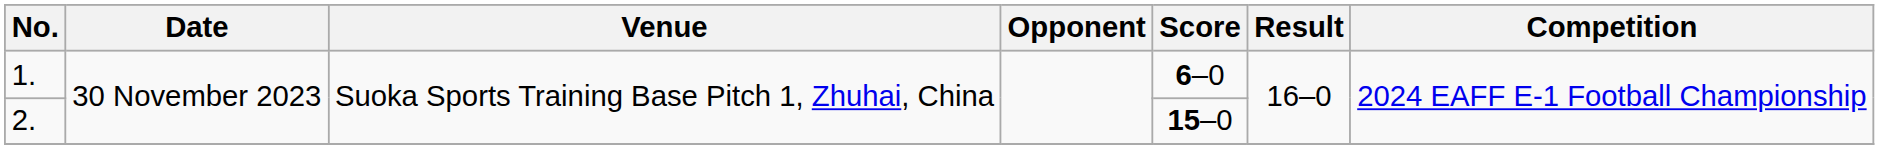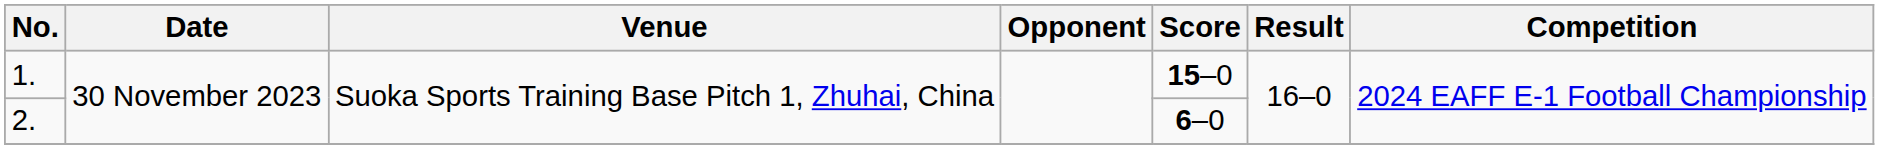(1200, 74) 6–0 -> (1200, 74) 15–0
(1200, 120) 15–0 -> (1200, 120) 6–0
